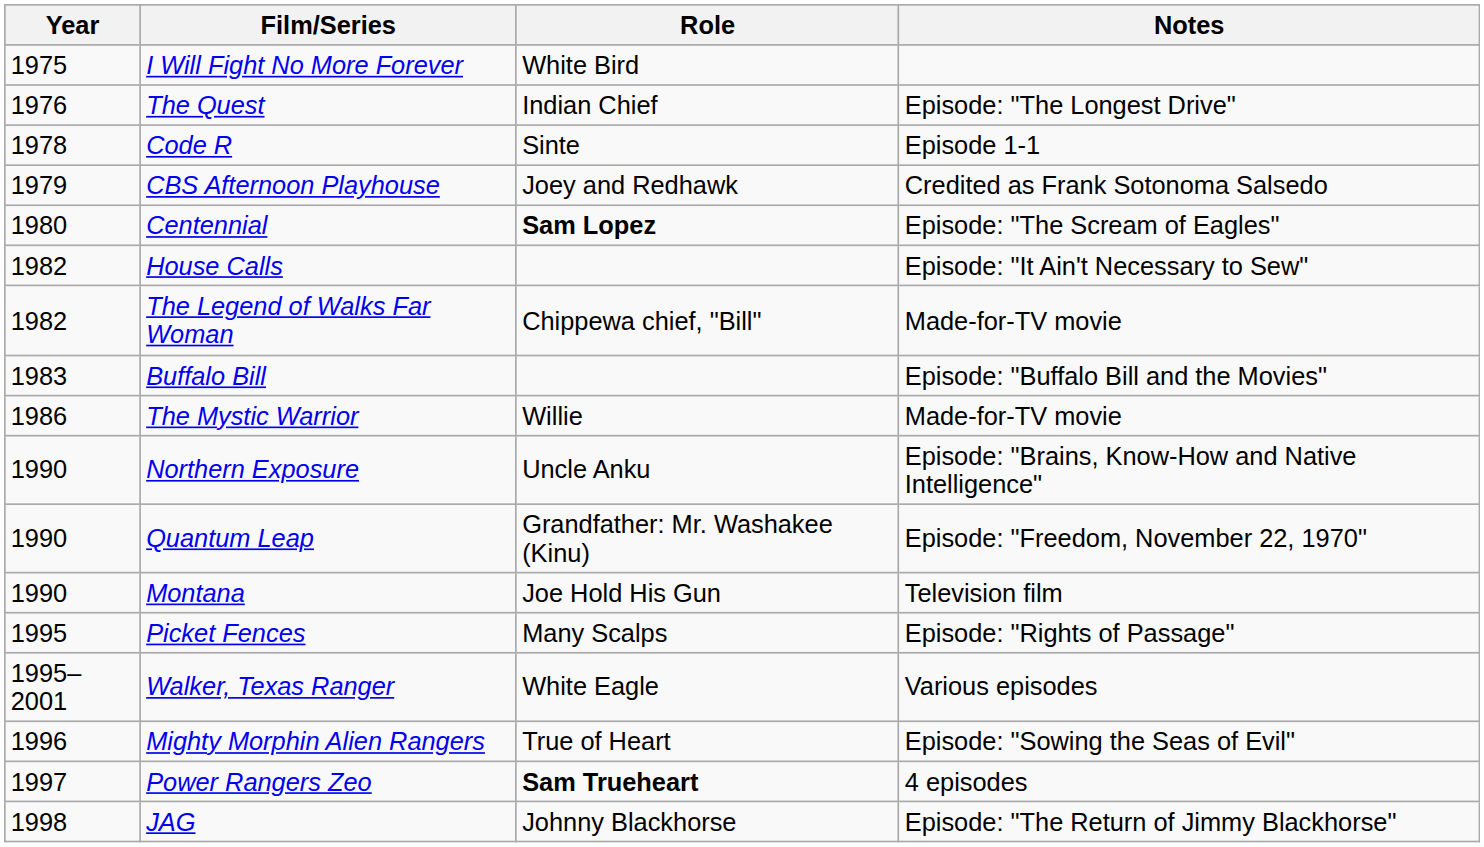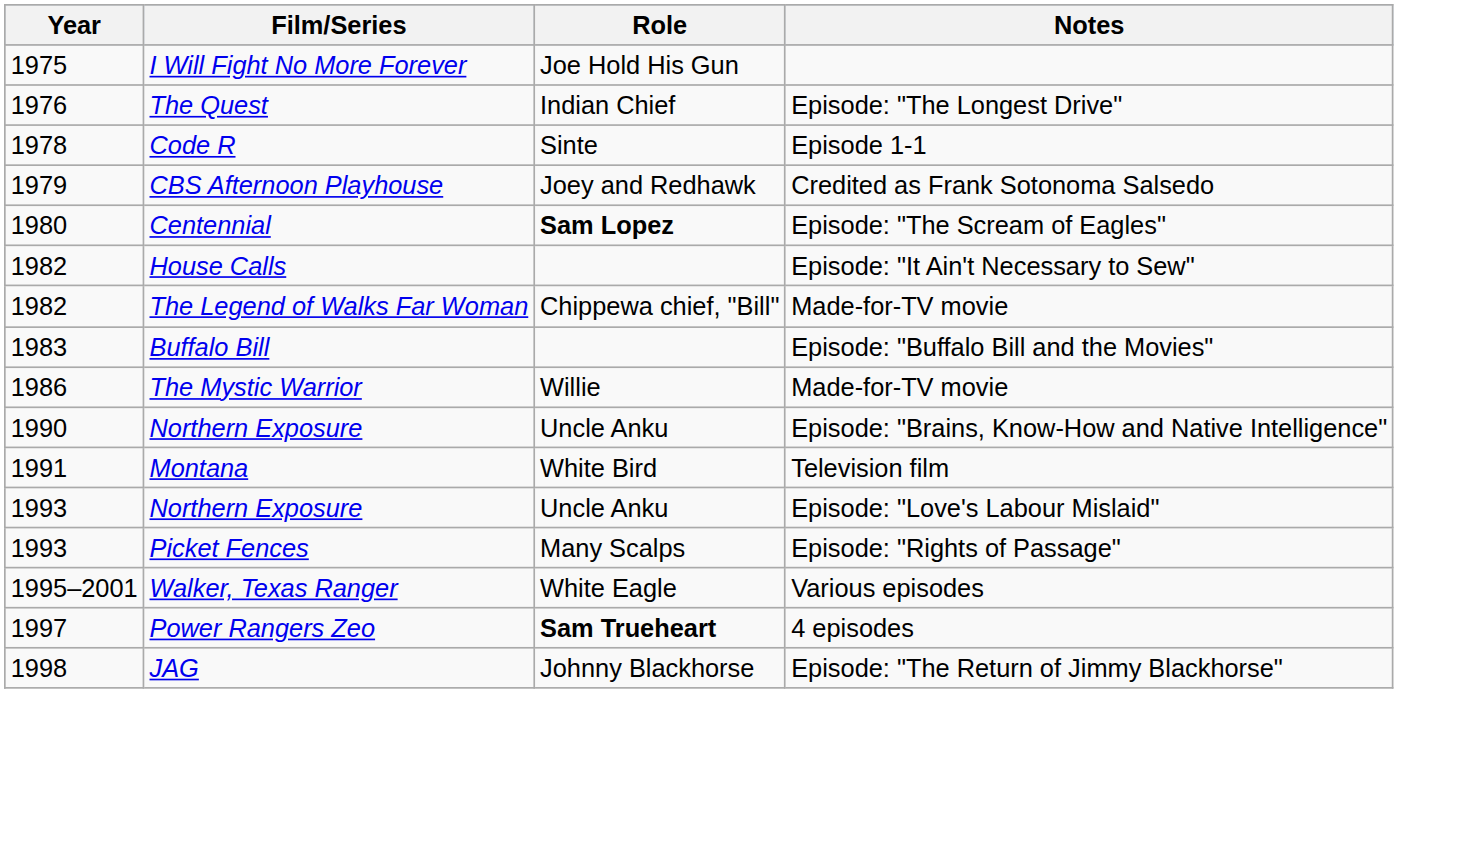(581, 65) White Bird -> (639, 65) Joe Hold His Gun
- row: (230, 538)
(39, 592) 1990 -> (39, 467) 1991
(622, 592) Joe Hold His Gun -> (599, 467) White Bird
+ row: (256, 507)
(39, 633) 1995 -> (39, 548) 1993
- row: (316, 741)
